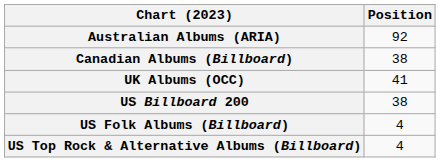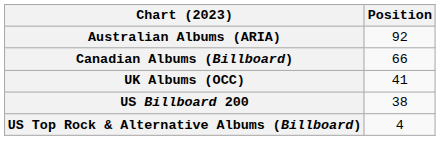(400, 59) 38 -> (400, 59) 66
- row: (184, 125)
